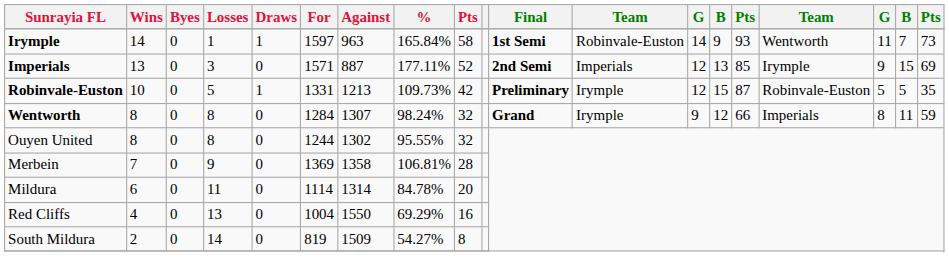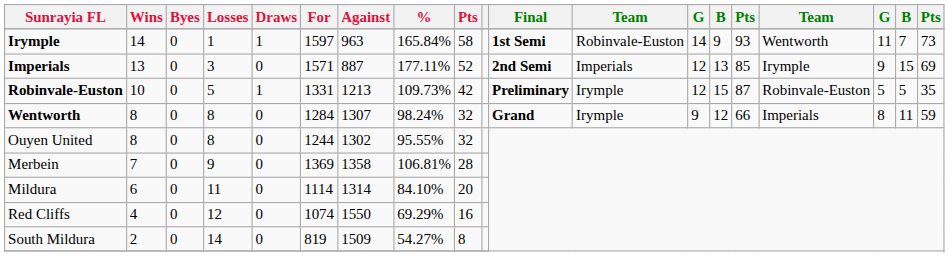(420, 189) 84.78% -> (420, 189) 84.10%
(214, 213) 13 -> (214, 213) 12
(319, 213) 1004 -> (319, 213) 1074
